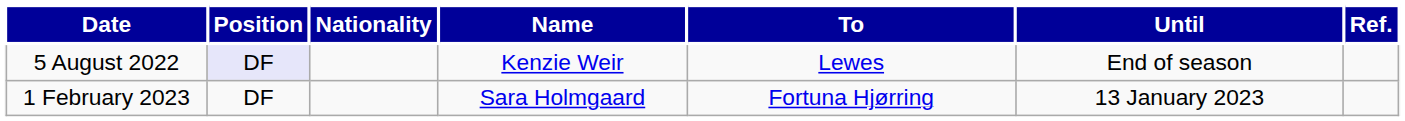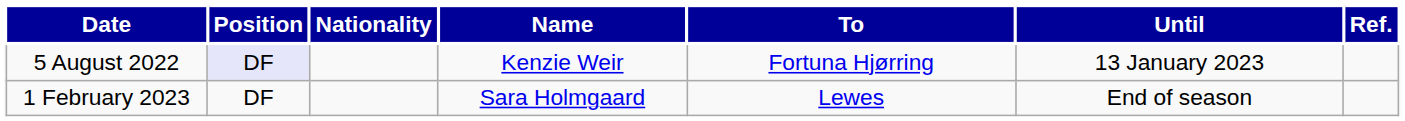(851, 62) Lewes -> (851, 62) Fortuna Hjørring
(1179, 62) End of season -> (1179, 62) 13 January 2023
(851, 98) Fortuna Hjørring -> (851, 98) Lewes
(1179, 98) 13 January 2023 -> (1179, 98) End of season
